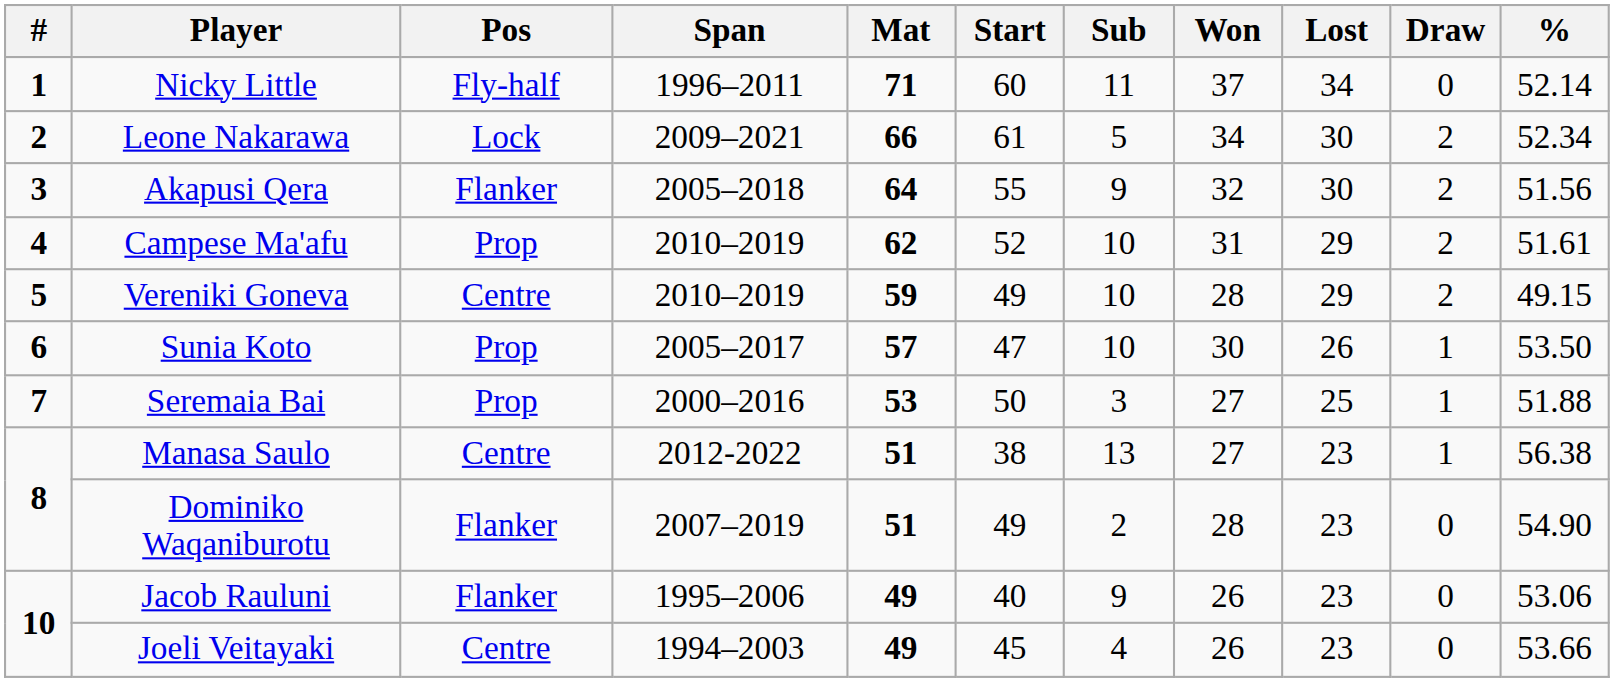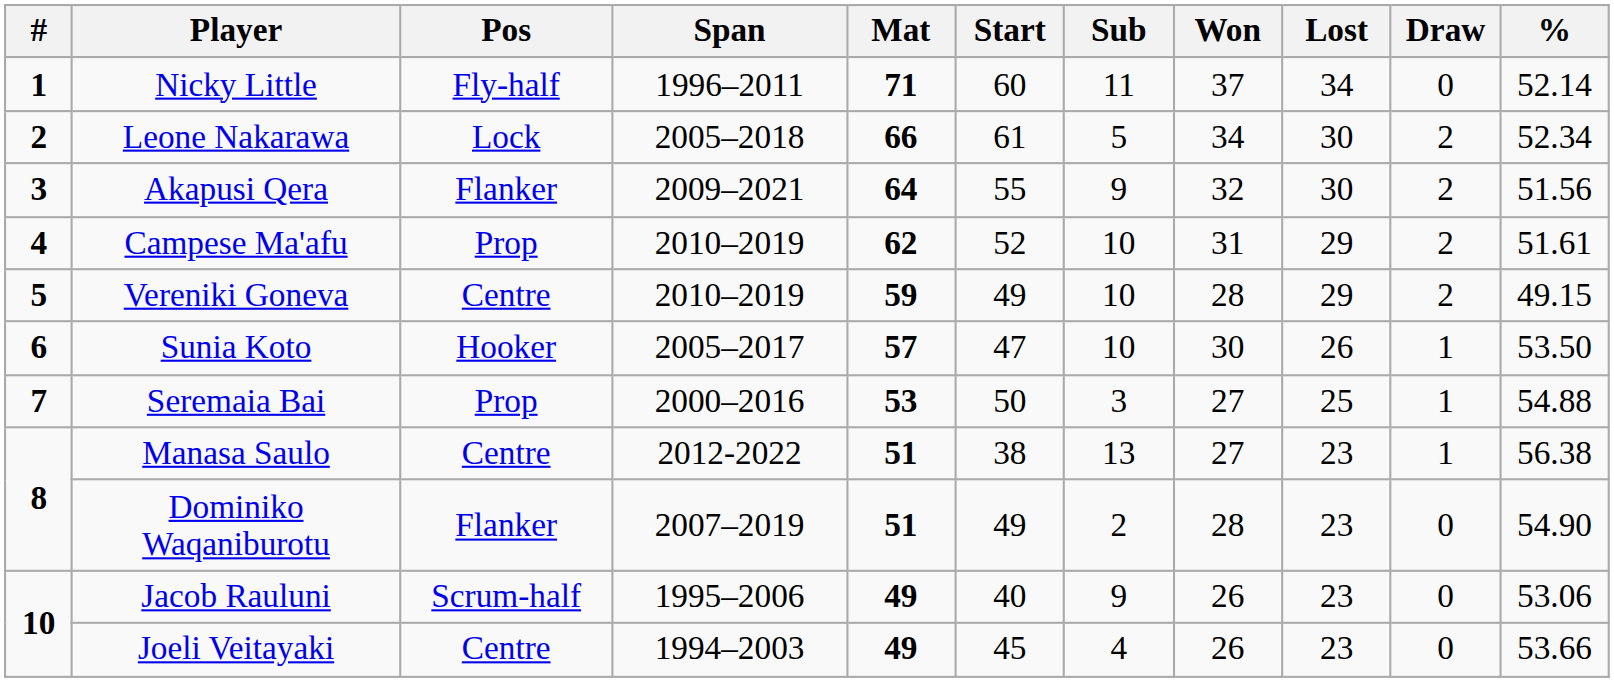(730, 136) 2009–2021 -> (730, 136) 2005–2018
(730, 189) 2005–2018 -> (730, 189) 2009–2021
(506, 347) Prop -> (506, 347) Hooker
(1555, 400) 51.88 -> (1555, 400) 54.88
(506, 596) Flanker -> (506, 596) Scrum-half
